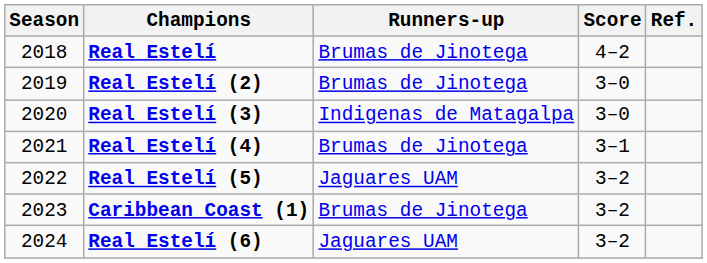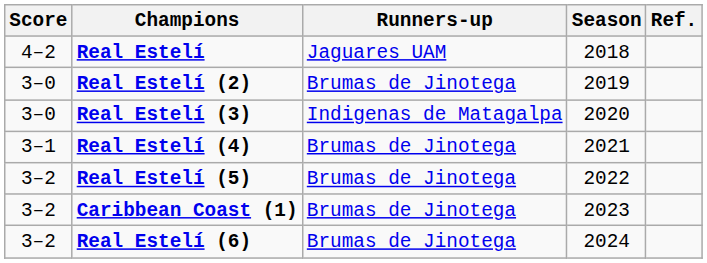columns swapped: (44, 21) <-> (612, 21)
(423, 52) Brumas de Jinotega -> (377, 52) Jaguares UAM
(388, 178) Jaguares UAM -> (411, 178) Brumas de Jinotega
(388, 242) Jaguares UAM -> (411, 242) Brumas de Jinotega
